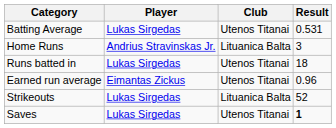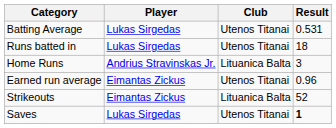rows swapped: (35, 47) <-> (41, 64)
(143, 98) Lukas Sirgedas -> (146, 98) Eimantas Zickus
